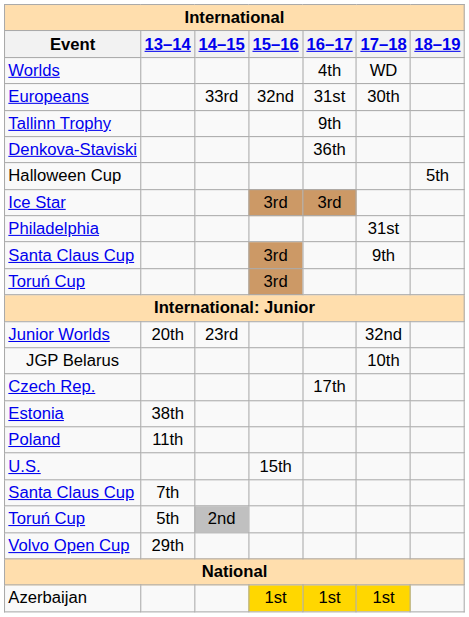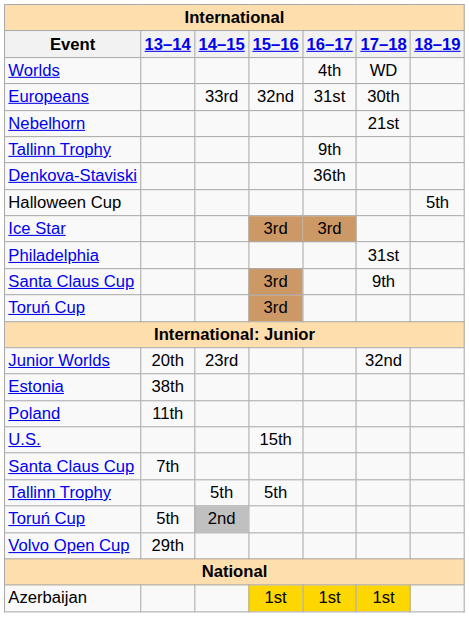+ row: (47, 123)
- row: (73, 360)
- row: (52, 387)
+ row: (60, 492)
